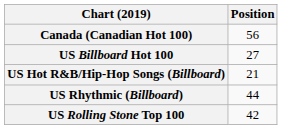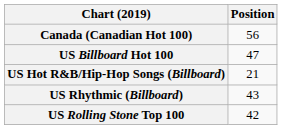(253, 54) 27 -> (253, 54) 47
(253, 94) 44 -> (253, 94) 43
